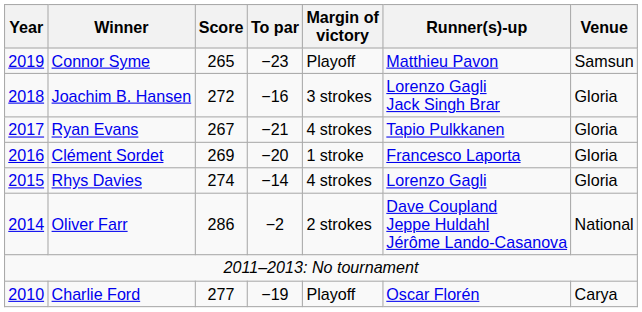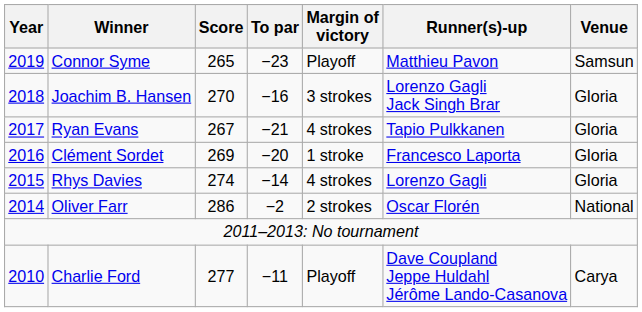(221, 96) 272 -> (221, 96) 270
(477, 225) Dave Coupland Jeppe Huldahl Jérôme Lando-Casanova -> (433, 207) Oscar Florén
(275, 294) −19 -> (275, 276) −11
(433, 294) Oscar Florén -> (477, 276) Dave Coupland Jeppe Huldahl Jérôme Lando-Casanova
